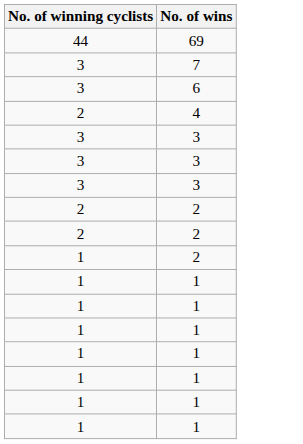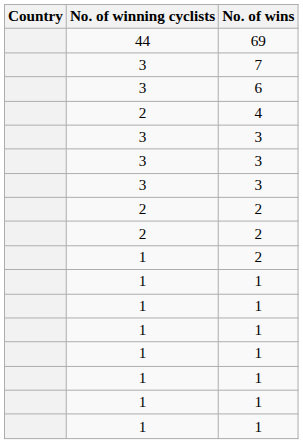+ column: (35, 16)
